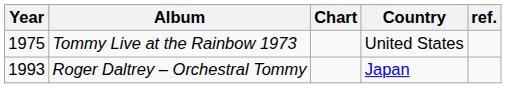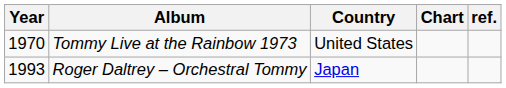columns swapped: (414, 17) <-> (336, 17)
(27, 43) 1975 -> (27, 43) 1970
